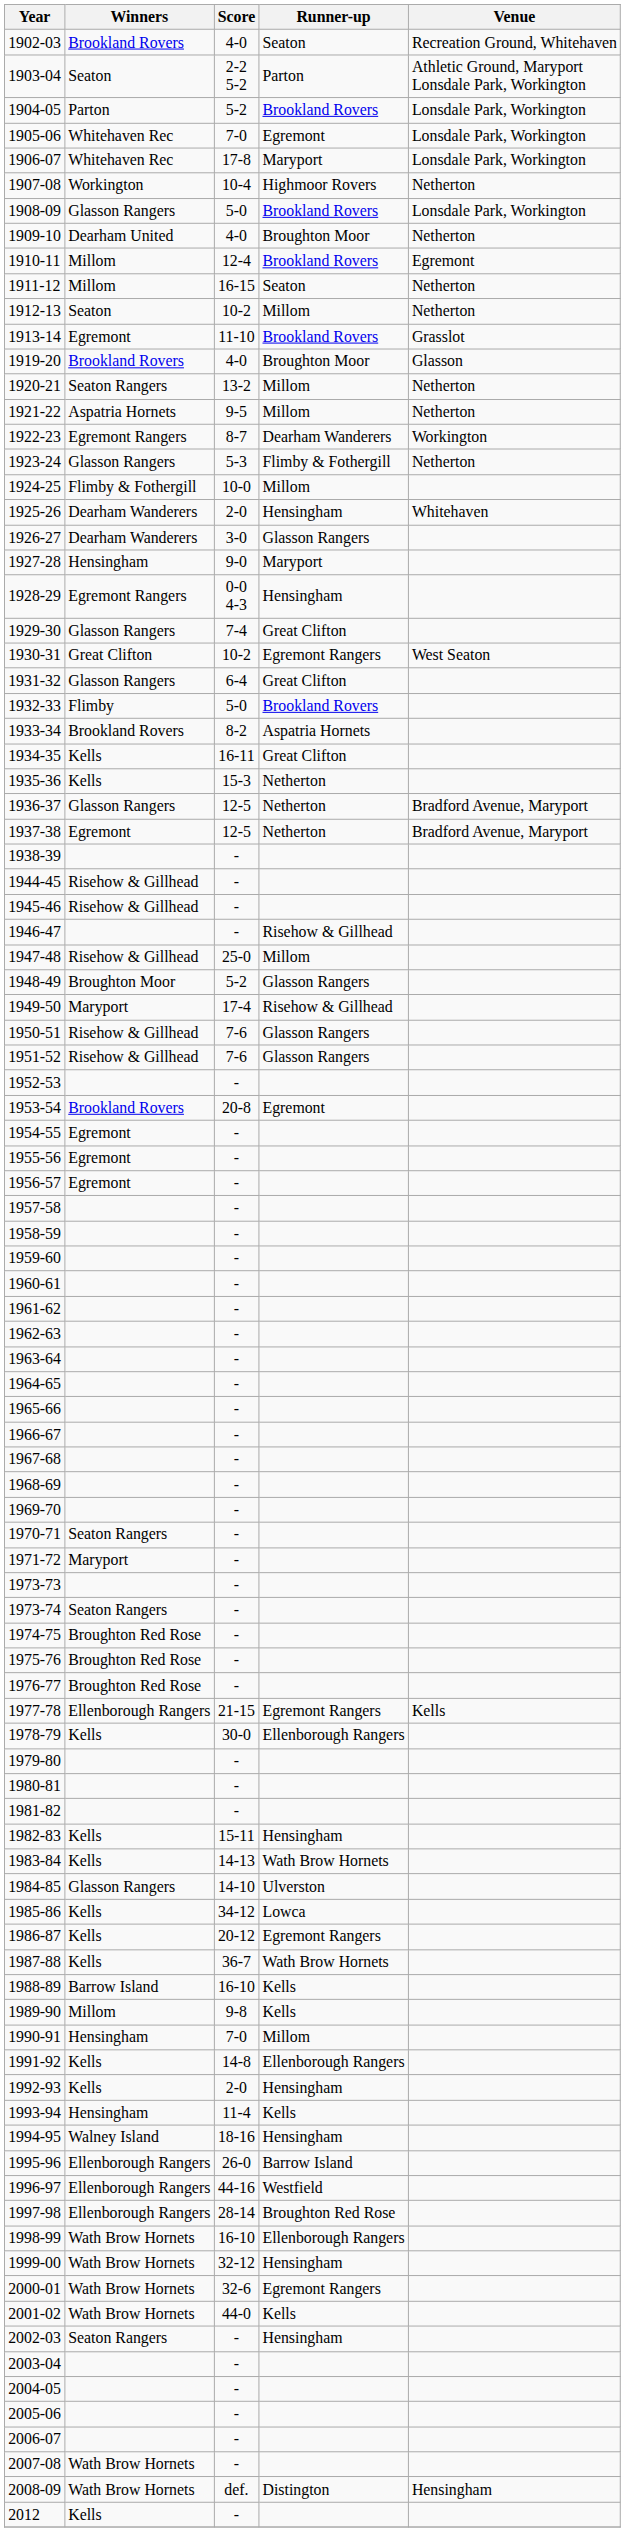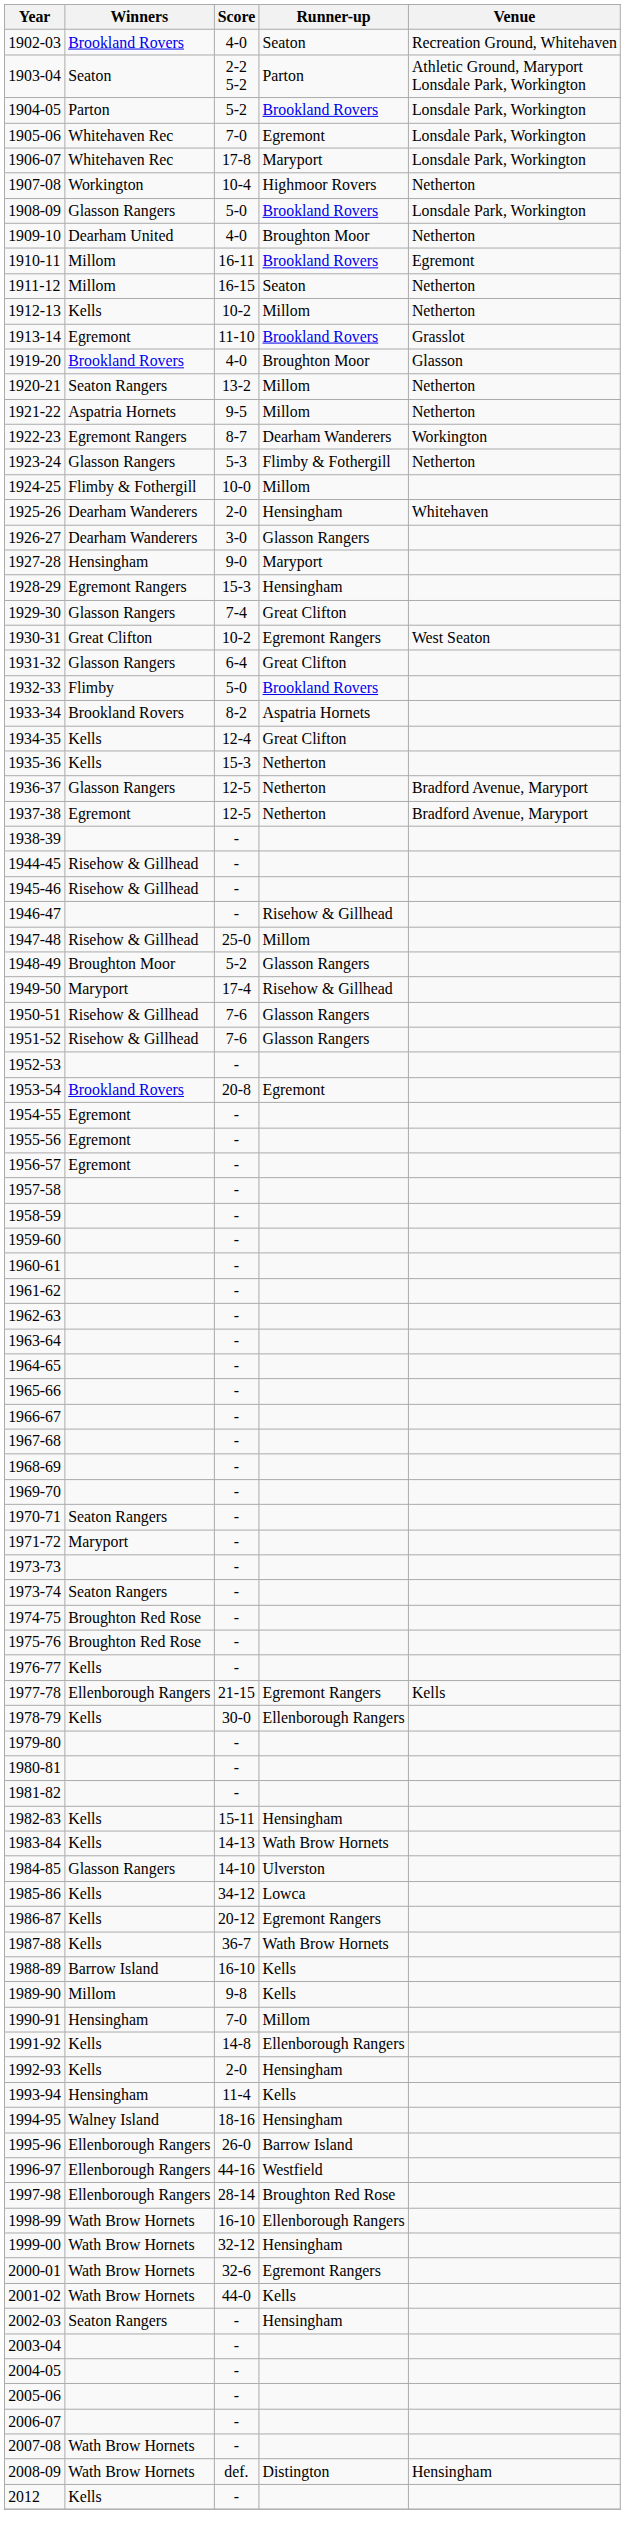(236, 260) 12-4 -> (236, 260) 16-11
(90, 311) Seaton -> (85, 311) Kells
(236, 596) 0-0 4-3 -> (236, 587) 15-3
(236, 756) 16-11 -> (236, 738) 12-4
(135, 1685) Broughton Red Rose -> (85, 1667) Kells
